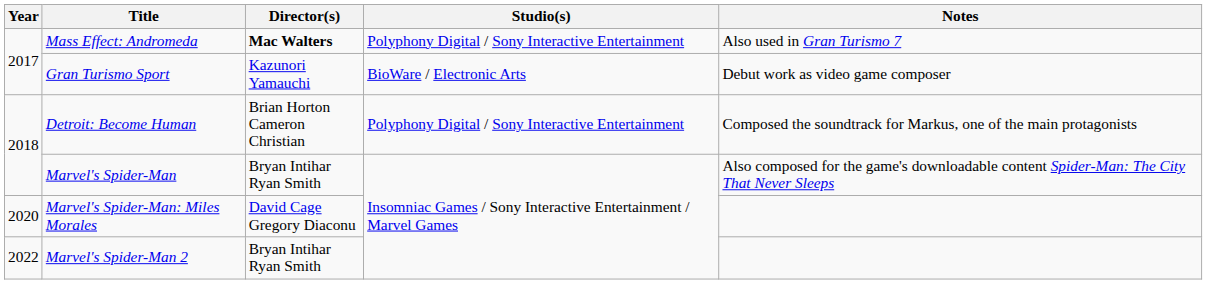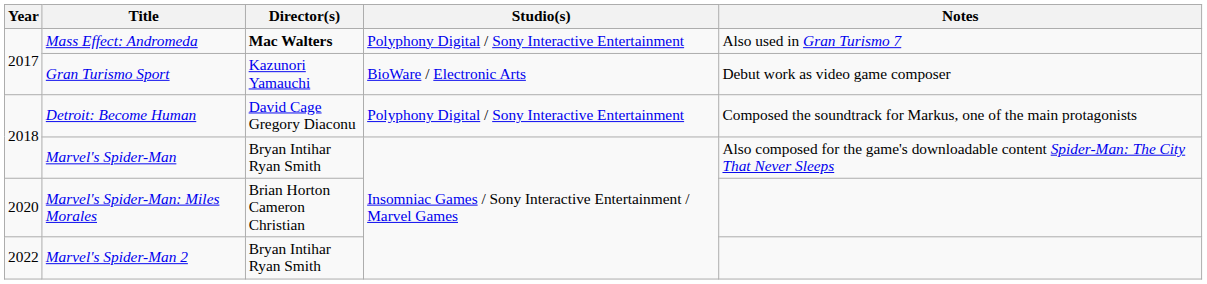(289, 124) Brian Horton Cameron Christian -> (302, 115) David Cage Gregory Diaconu
(302, 216) David Cage Gregory Diaconu -> (289, 207) Brian Horton Cameron Christian
